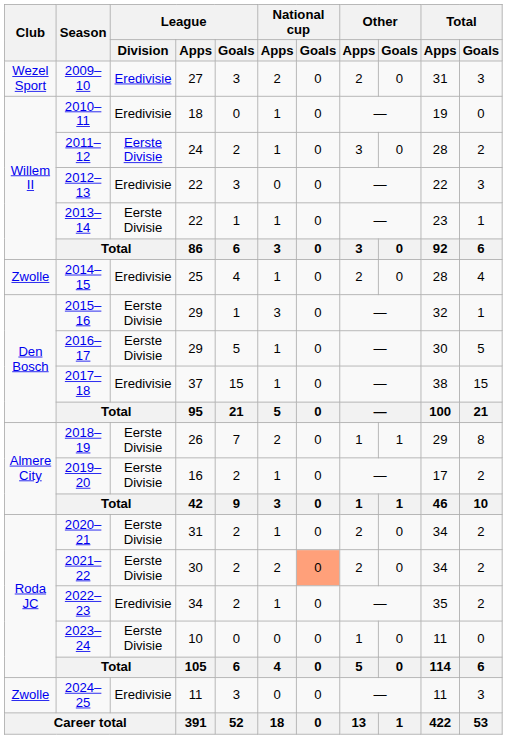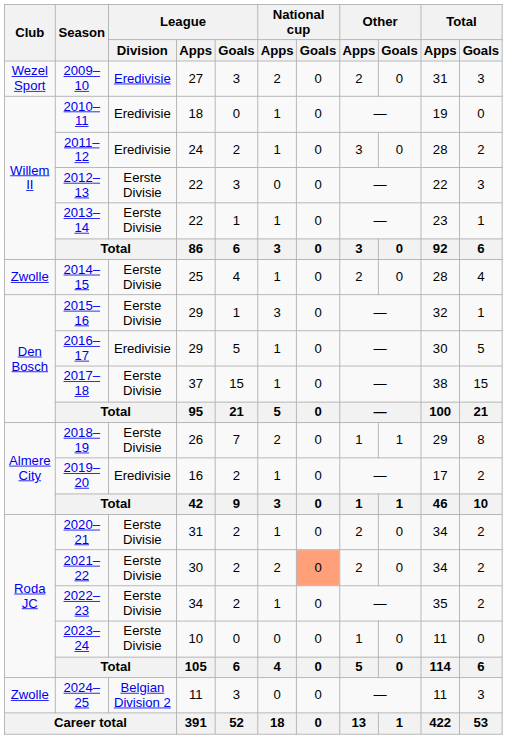(143, 149) Eerste Divisie -> (142, 149) Eredivisie
(143, 185) Eredivisie -> (142, 185) Eerste Divisie
(143, 277) Eredivisie -> (142, 277) Eerste Divisie
(143, 348) Eerste Divisie -> (142, 348) Eredivisie
(143, 384) Eredivisie -> (142, 384) Eerste Divisie
(143, 475) Eerste Divisie -> (142, 475) Eredivisie
(143, 603) Eredivisie -> (142, 603) Eerste Divisie
(143, 695) Eredivisie -> (142, 695) Belgian Division 2
